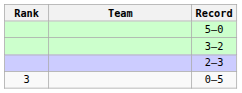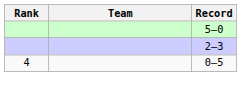- row: (214, 46)
(27, 80) 3 -> (27, 63) 4
